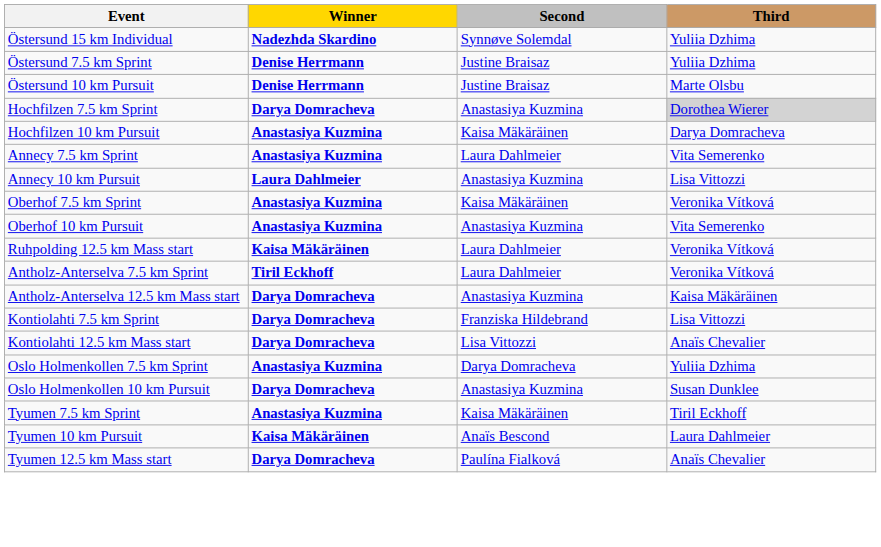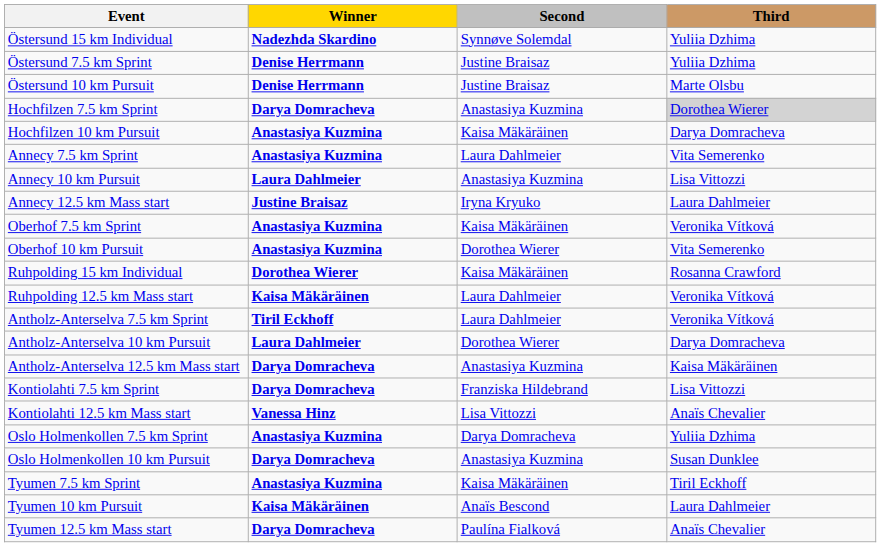+ row: (89, 202)
(522, 226) Anastasiya Kuzmina -> (510, 249) Dorothea Wierer
+ row: (95, 272)
+ row: (109, 343)
(313, 343) Darya Domracheva -> (294, 413) Vanessa Hinz
